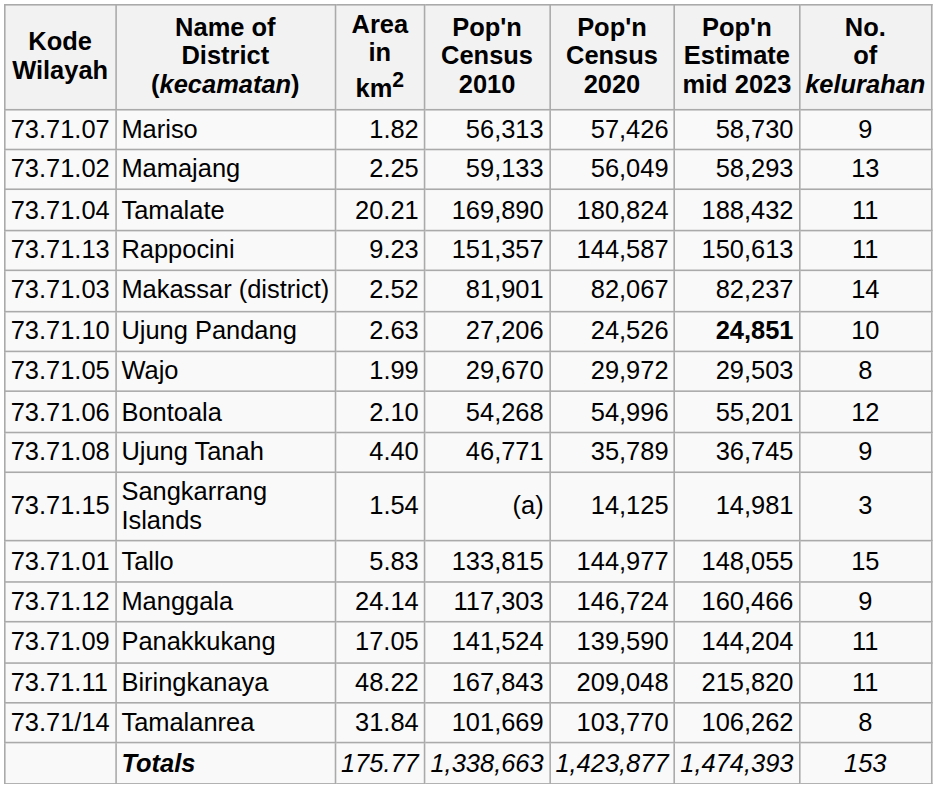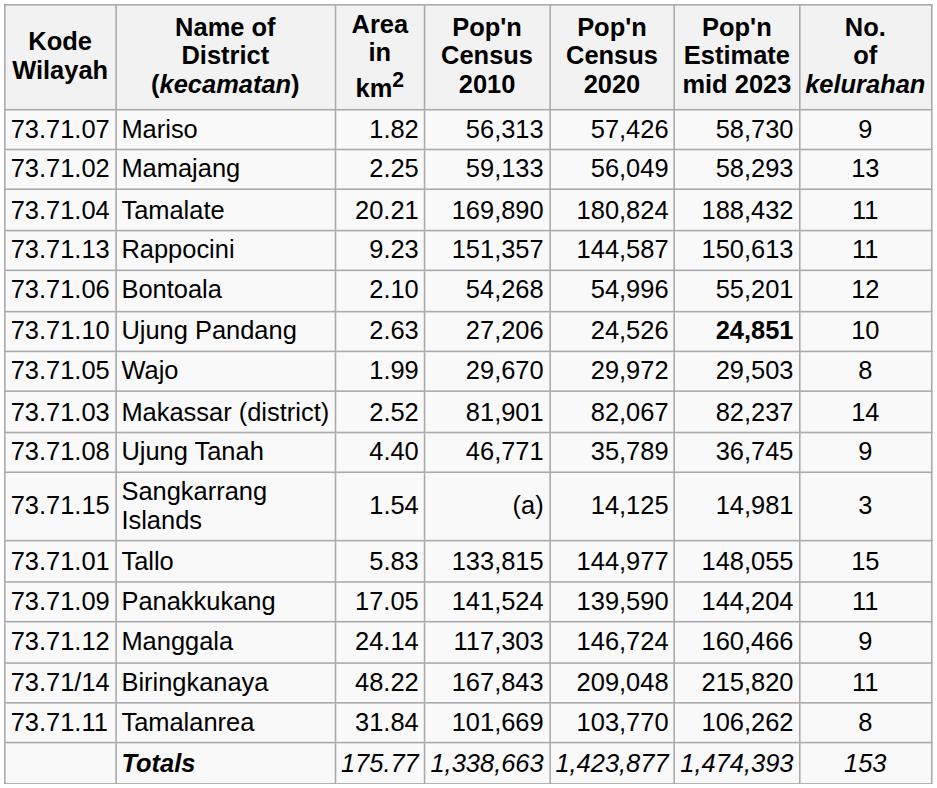rows swapped: (225, 290) <-> (172, 411)
rows swapped: (199, 641) <-> (177, 601)
(59, 682) 73.71.11 -> (60, 682) 73.71/14
(60, 722) 73.71/14 -> (59, 722) 73.71.11
